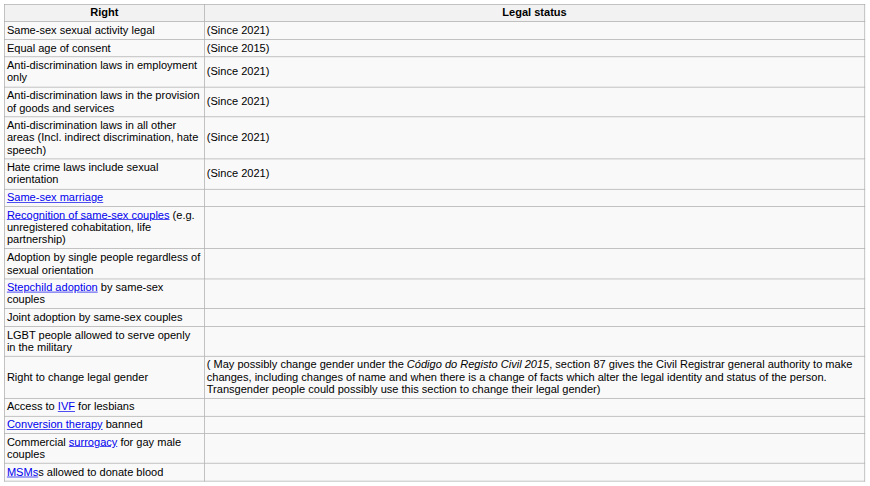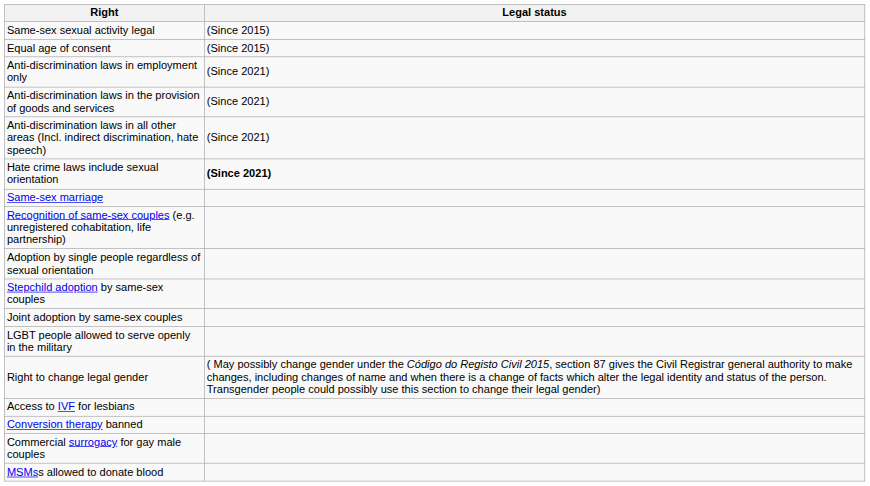(238, 30) (Since 2021) -> (238, 30) (Since 2015)
(238, 174) normal -> (239, 174) bold
